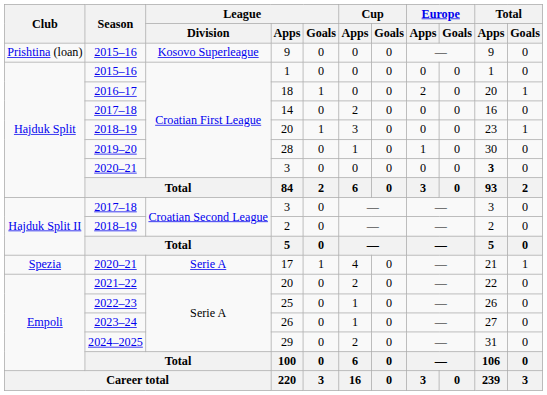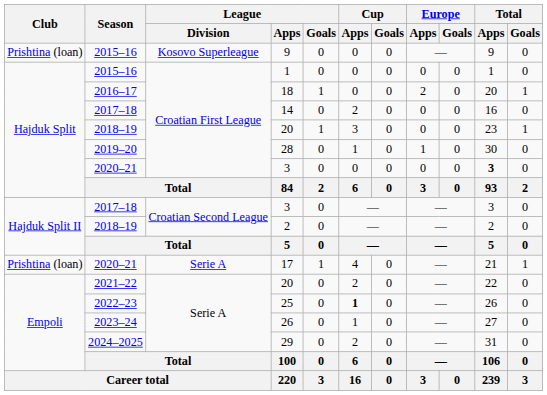(45, 264) Spezia -> (45, 264) Prishtina (loan)
(355, 303) normal -> (355, 303) bold
